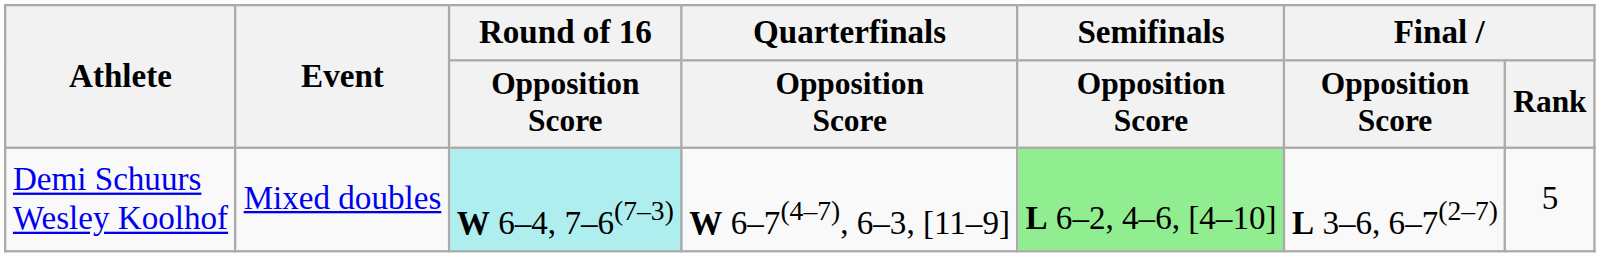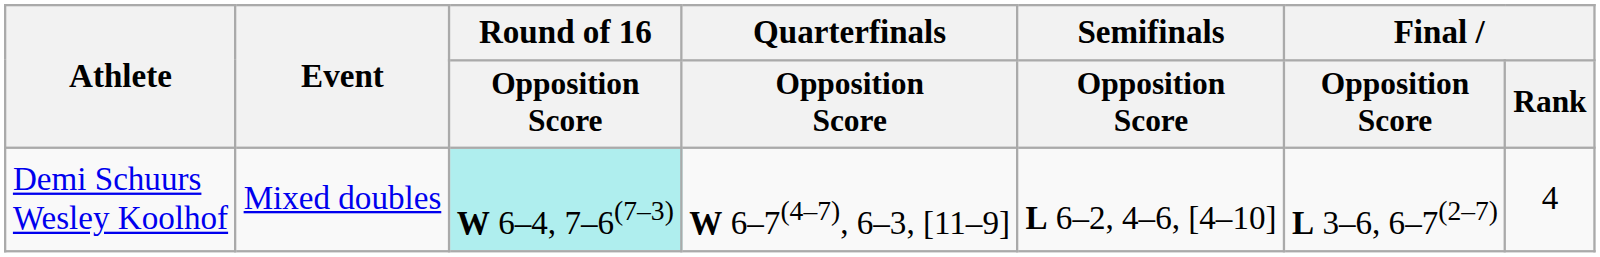(1151, 218) lightgreen background -> (1151, 218) no background
(1550, 199) 5 -> (1550, 199) 4
